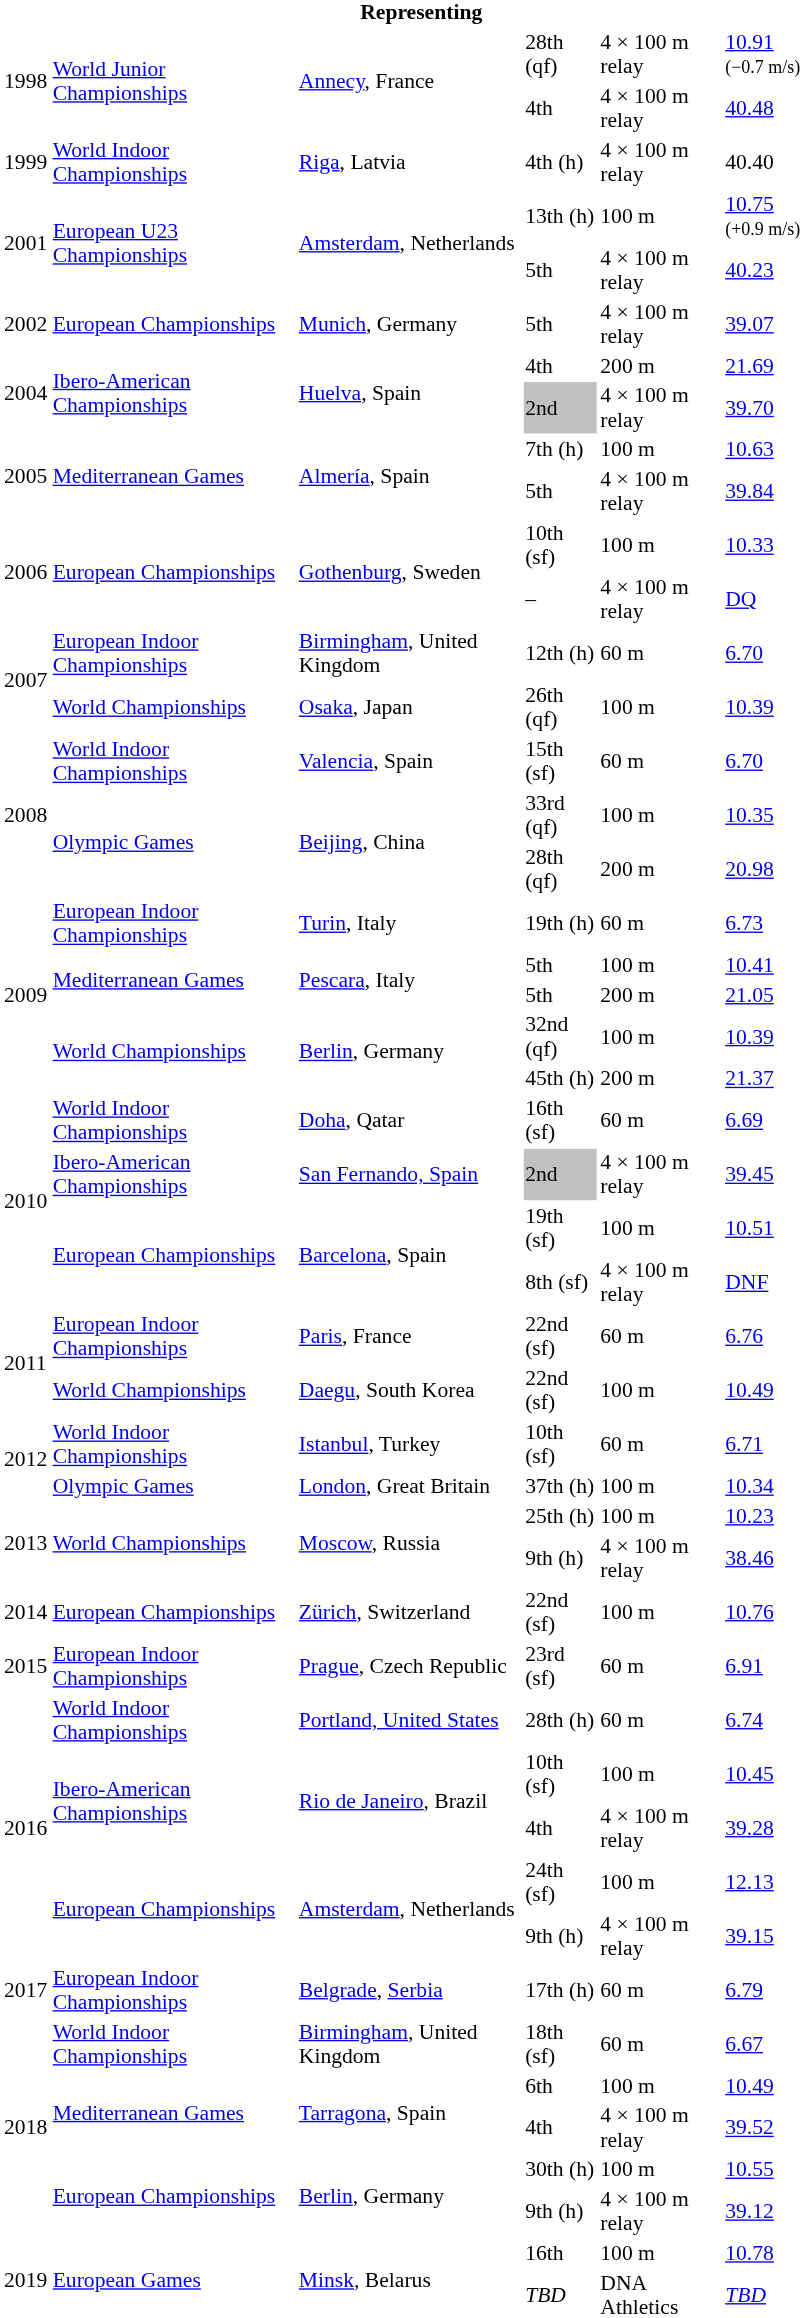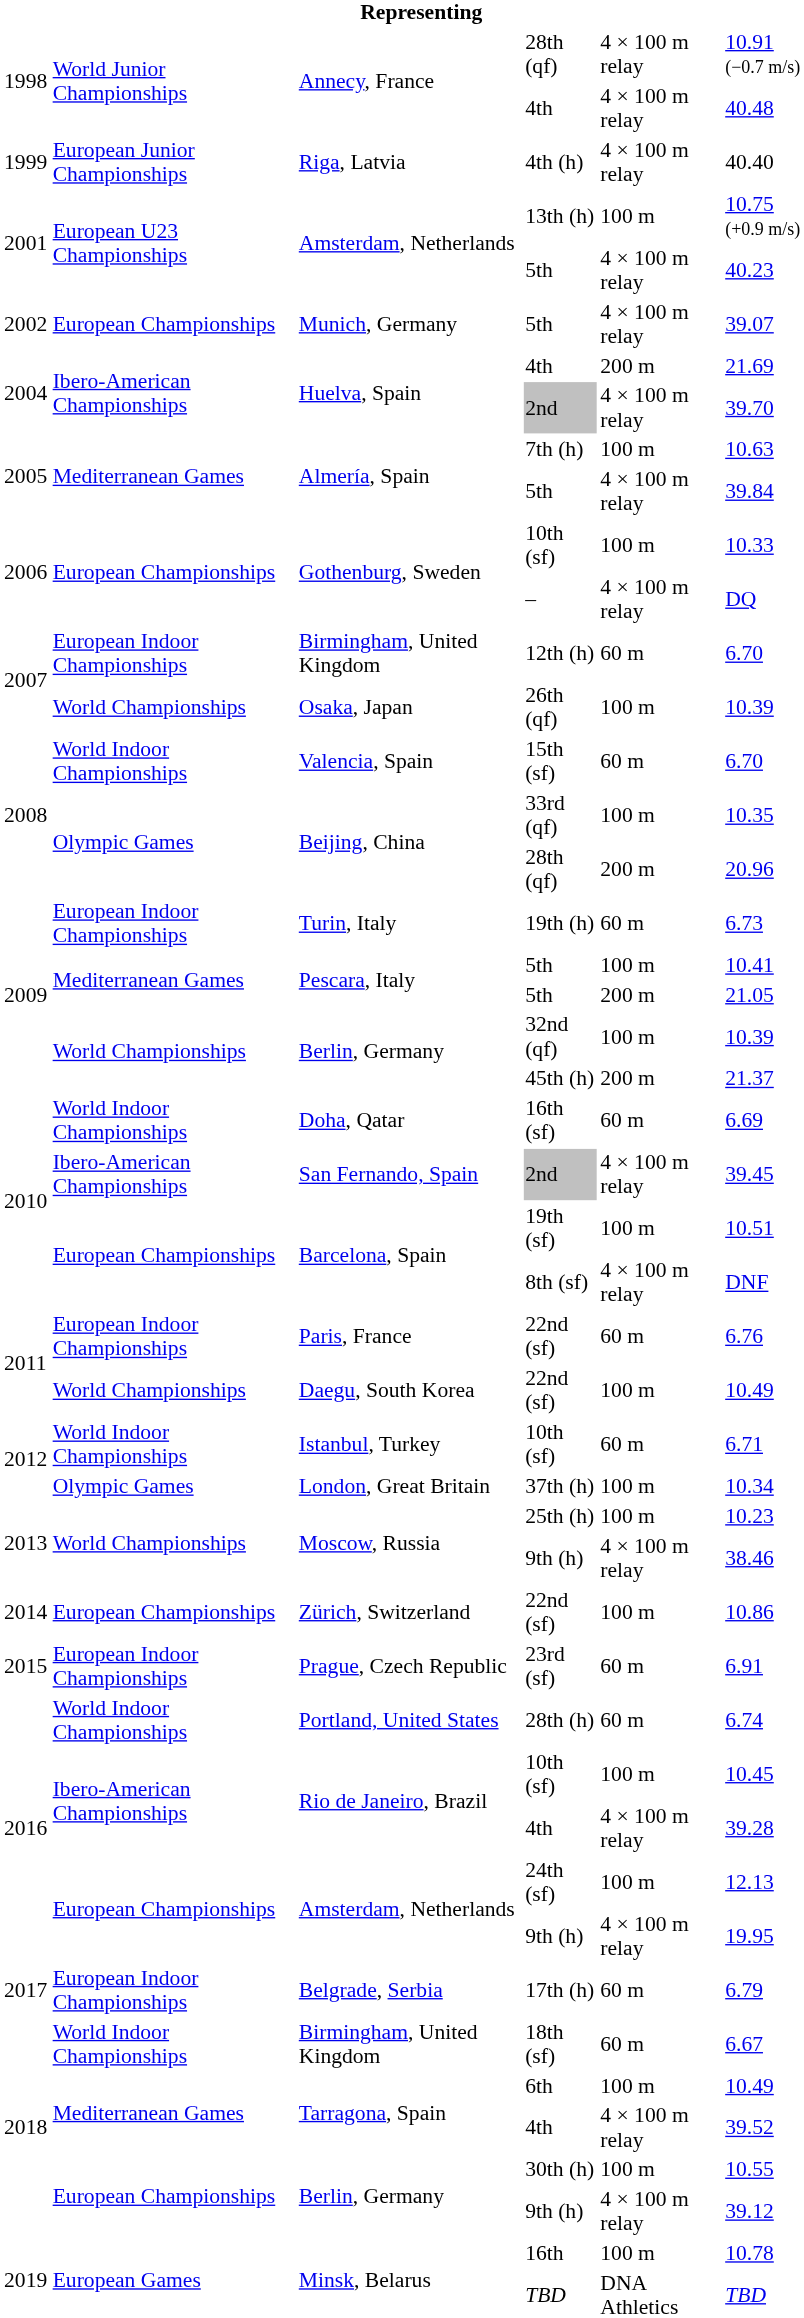(120, 161) World Indoor Championships -> (124, 161) European Junior Championships
(749, 869) 20.98 -> (749, 869) 20.96
(749, 1611) 10.76 -> (749, 1611) 10.86
(749, 1935) 39.15 -> (749, 1935) 19.95
